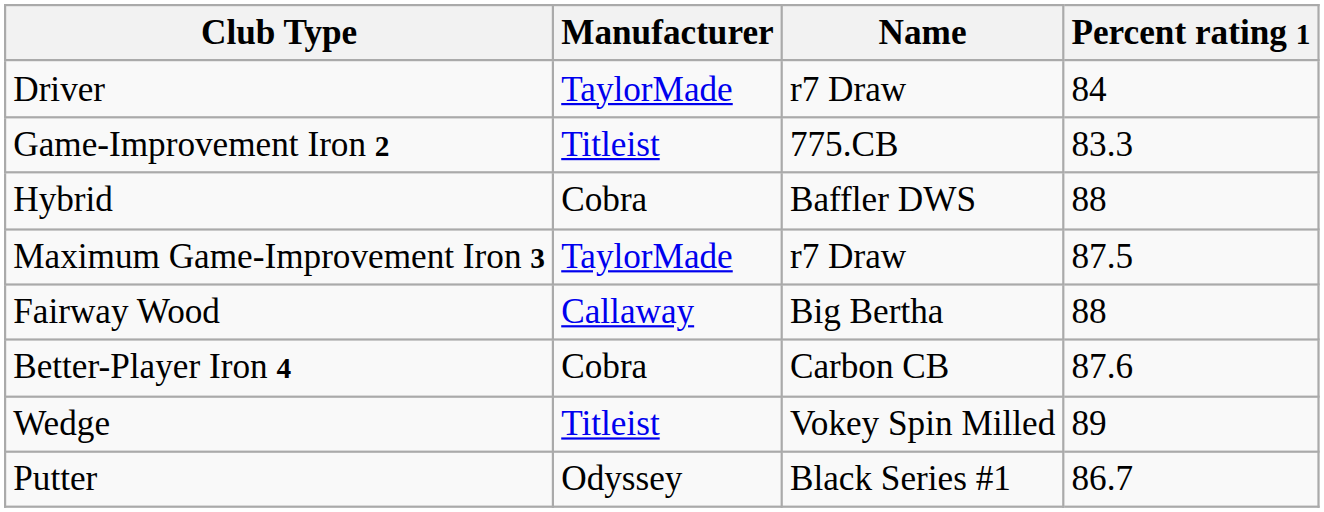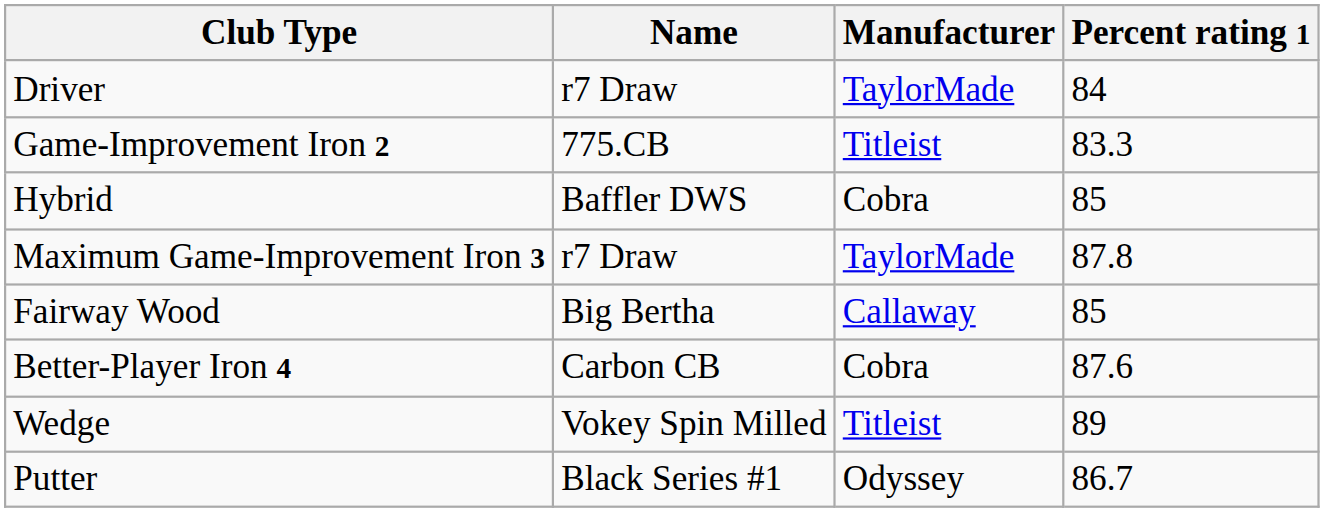columns swapped: (923, 32) <-> (667, 32)
(1089, 199) 88 -> (1089, 199) 85
(1102, 255) 87.5 -> (1102, 255) 87.8
(1089, 311) 88 -> (1089, 311) 85
